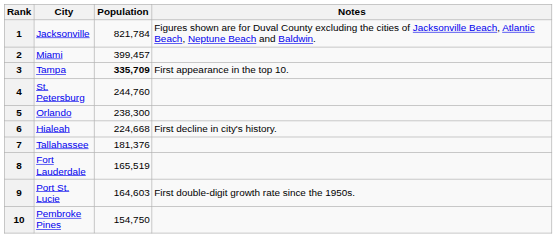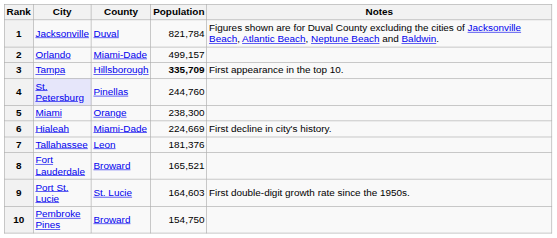+ column: (121, 12)
(49, 54) Miami -> (53, 54) Orlando
(132, 54) 399,457 -> (187, 54) 499,157
(60, 92) no background -> (60, 92) lavender background
(54, 113) Orlando -> (49, 113) Miami
(132, 129) 224,668 -> (187, 129) 224,669
(132, 166) 165,519 -> (187, 166) 165,521
